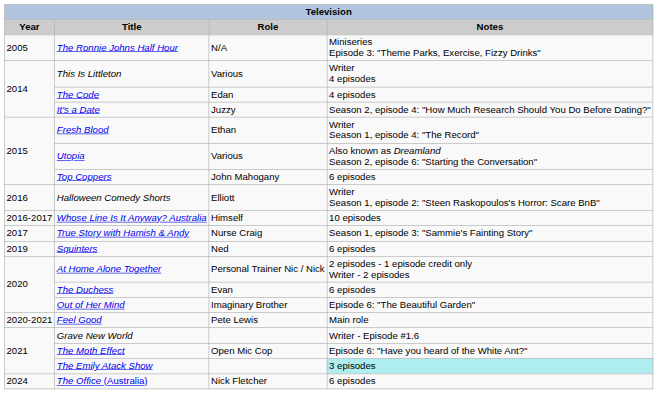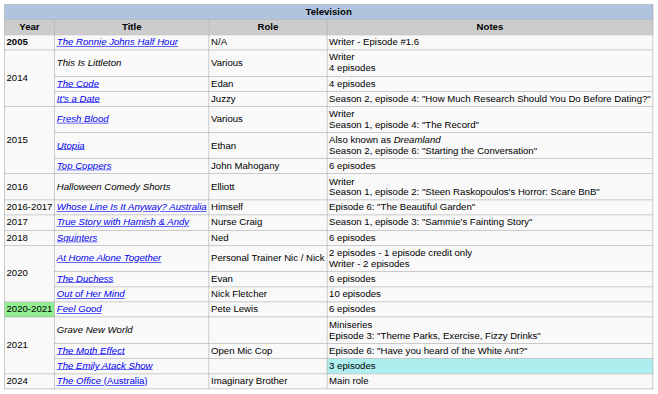(17, 47) normal -> (17, 42) bold
(435, 47) Miniseries Episode 3: "Theme Parks, Exercise, Fizzy Drinks" -> (374, 42) Writer - Episode #1.6
(224, 130) Ethan -> (227, 119) Various
(227, 156) Various -> (224, 145) Ethan
(355, 218) 10 episodes -> (402, 207) Episode 6: "The Beautiful Garden"
(17, 248) 2019 -> (17, 238) 2018
(249, 305) Imaginary Brother -> (239, 294) Nick Fletcher
(402, 305) Episode 6: "The Beautiful Garden" -> (355, 294) 10 episodes
(29, 320) no background -> (29, 309) lightgreen background
(349, 320) Main role -> (352, 309) 6 episodes
(374, 335) Writer - Episode #1.6 -> (435, 330) Miniseries Episode 3: "Theme Parks, Exercise, Fizzy Drinks"
(239, 381) Nick Fletcher -> (249, 381) Imaginary Brother
(352, 381) 6 episodes -> (349, 381) Main role
